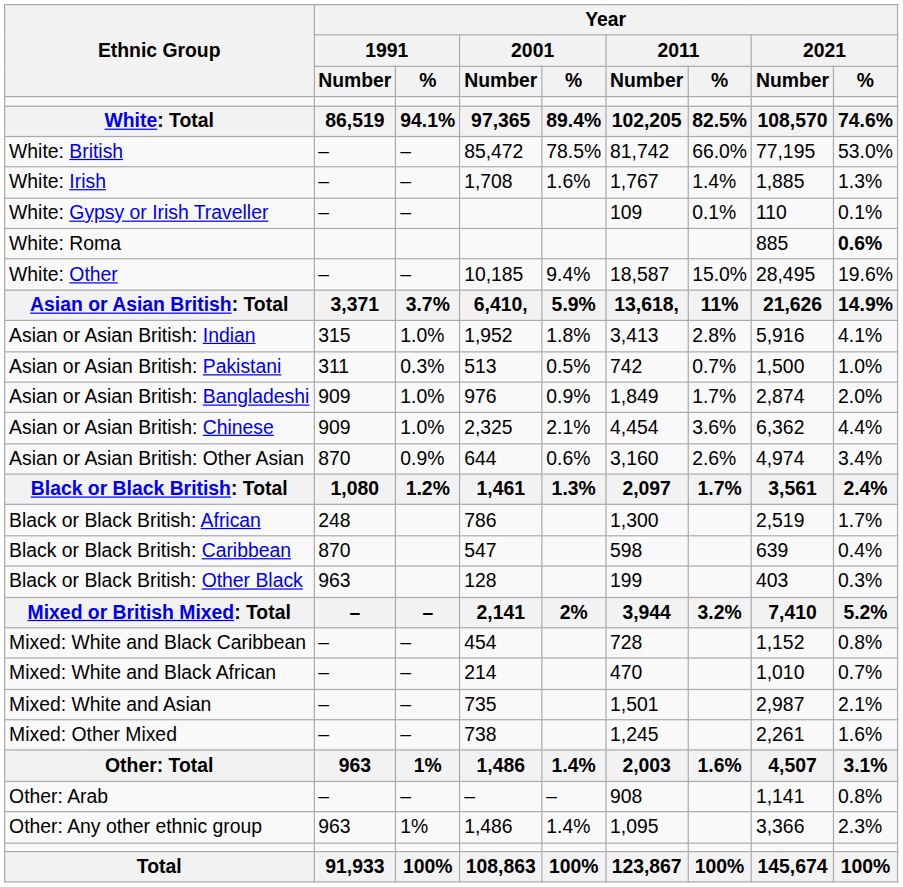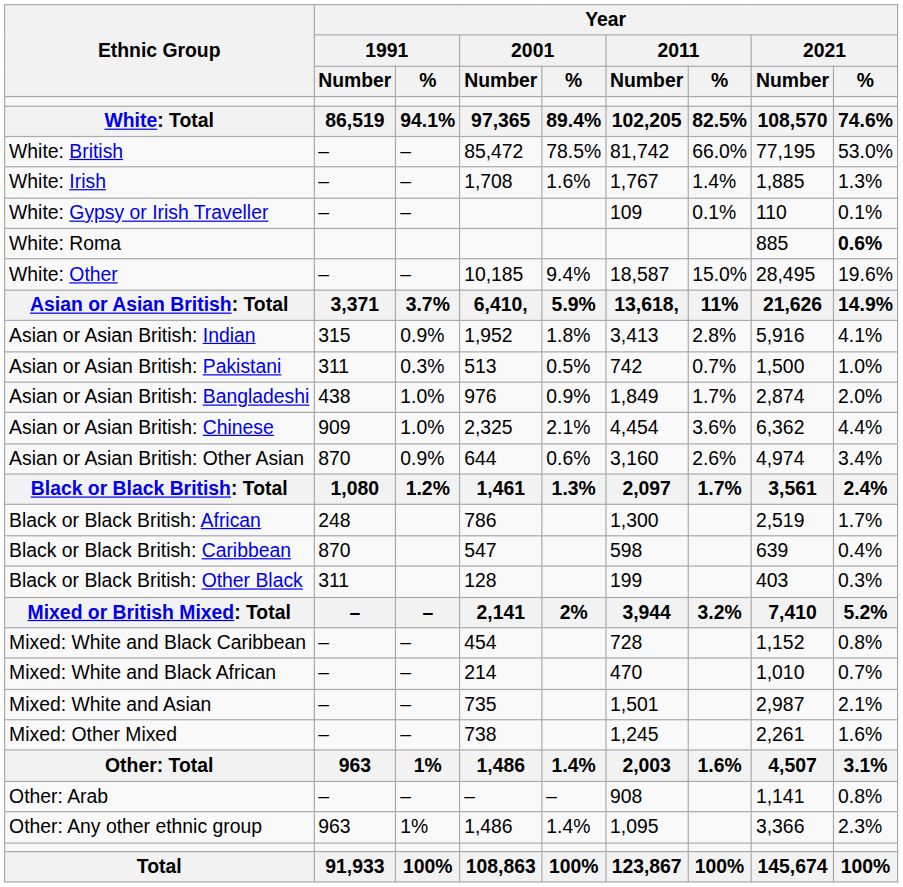(422, 335) 1.0% -> (422, 335) 0.9%
(334, 397) 909 -> (334, 397) 438
(334, 581) 963 -> (334, 581) 311
